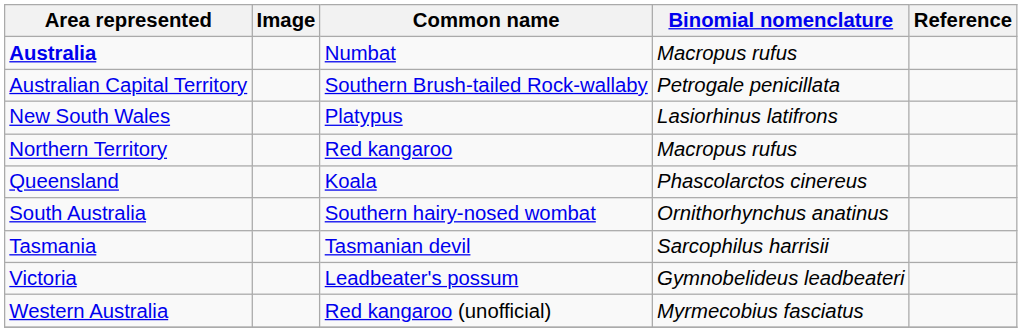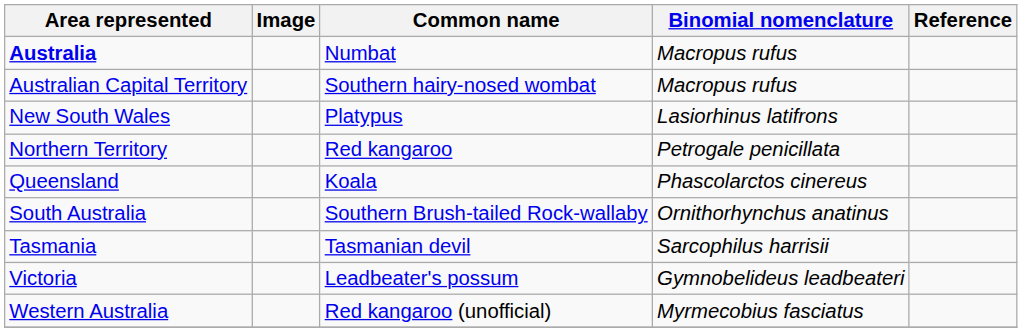(486, 85) Southern Brush-tailed Rock-wallaby -> (460, 85) Southern hairy-nosed wombat
(749, 85) Petrogale penicillata -> (727, 85) Macropus rufus
(727, 149) Macropus rufus -> (749, 149) Petrogale penicillata
(460, 213) Southern hairy-nosed wombat -> (486, 213) Southern Brush-tailed Rock-wallaby
